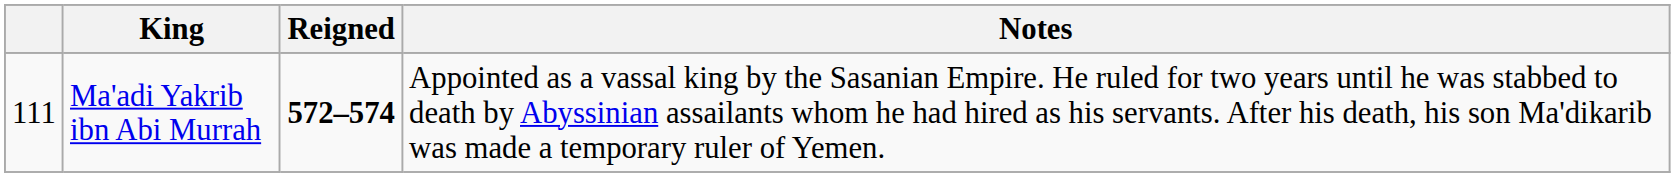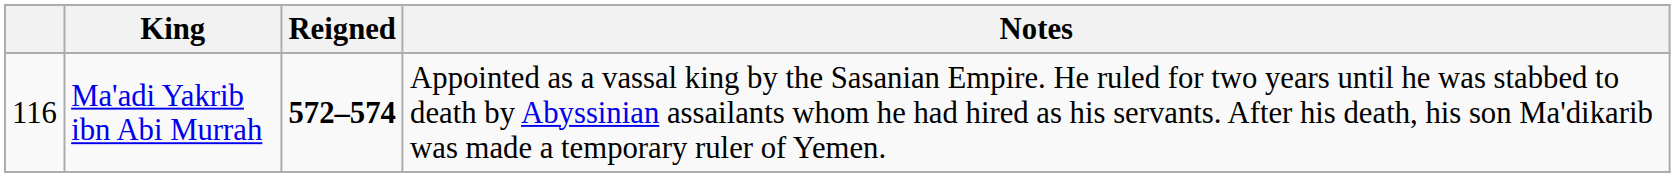(34, 112) 111 -> (35, 112) 116
